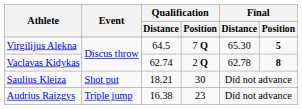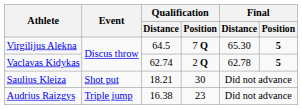(278, 62) 8 -> (278, 62) 5
